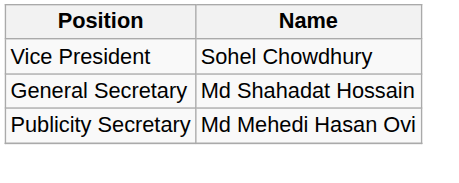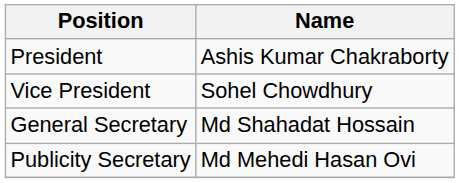+ row: (56, 56)
